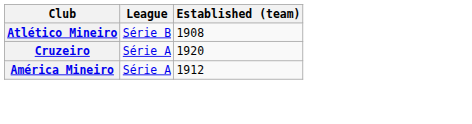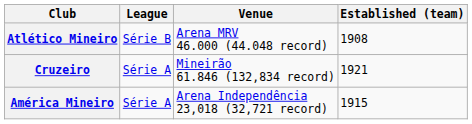+ column: (256, 14)
(190, 51) 1920 -> (354, 71) 1921
(190, 70) 1912 -> (354, 103) 1915
